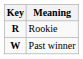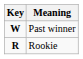rows swapped: (43, 29) <-> (52, 46)
